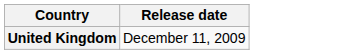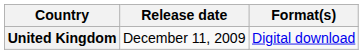+ column: (304, 15)
